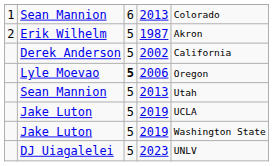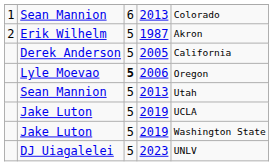(154, 53) 2002 -> (154, 53) 2005
